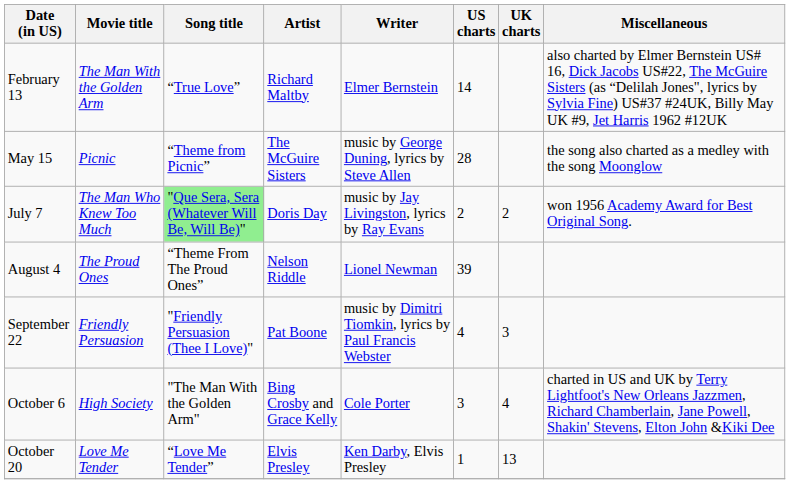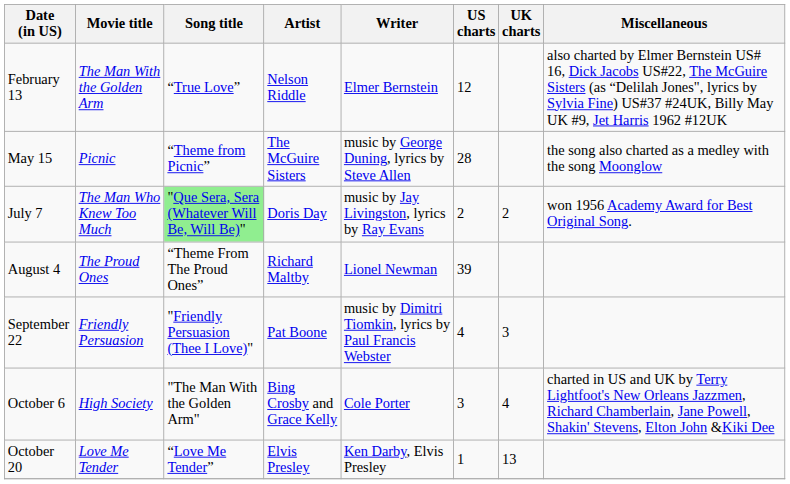(290, 87) Richard Maltby -> (288, 87) Nelson Riddle
(464, 87) 14 -> (464, 87) 12
(288, 269) Nelson Riddle -> (290, 269) Richard Maltby
